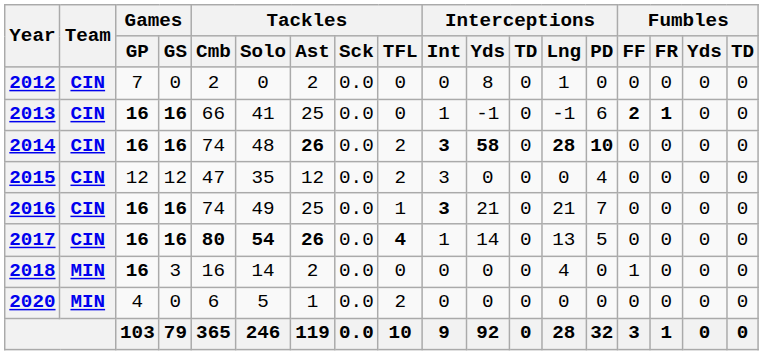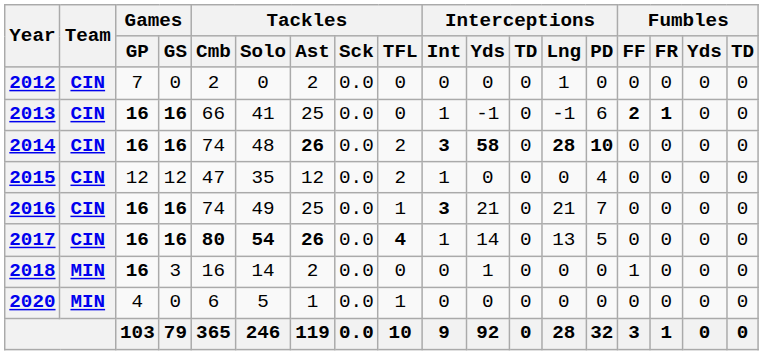(488, 83) 8 -> (488, 83) 0
(444, 177) 3 -> (444, 177) 1
(488, 271) 0 -> (488, 271) 1
(564, 271) 4 -> (564, 271) 0
(400, 303) 2 -> (400, 303) 1
